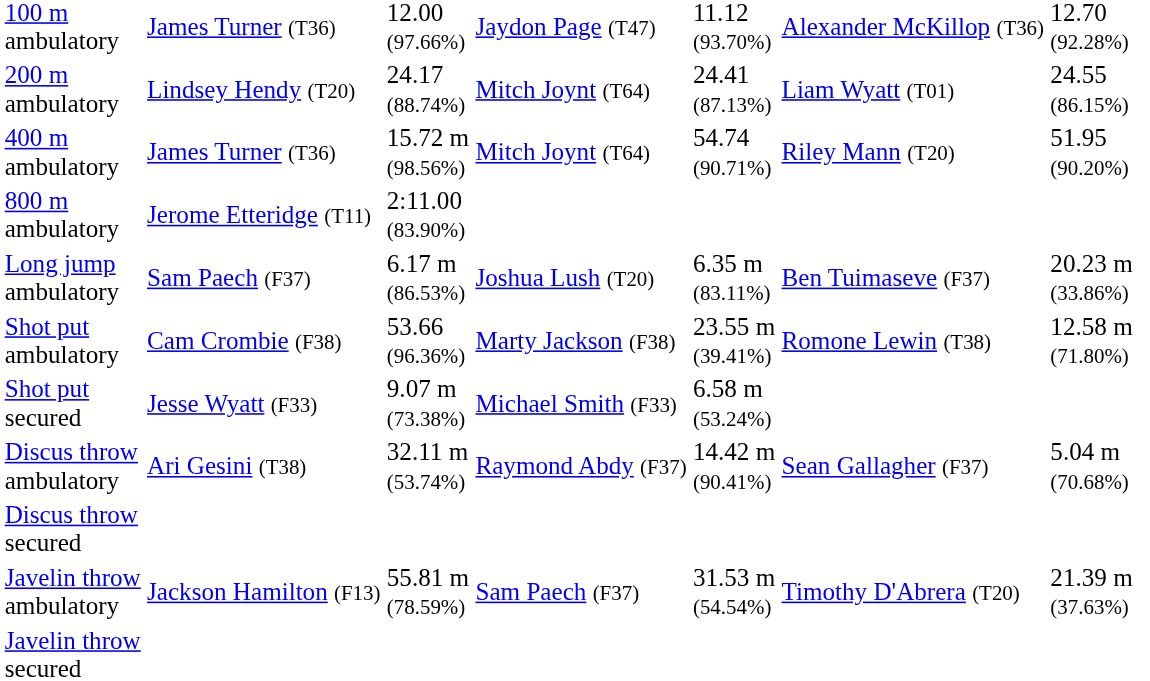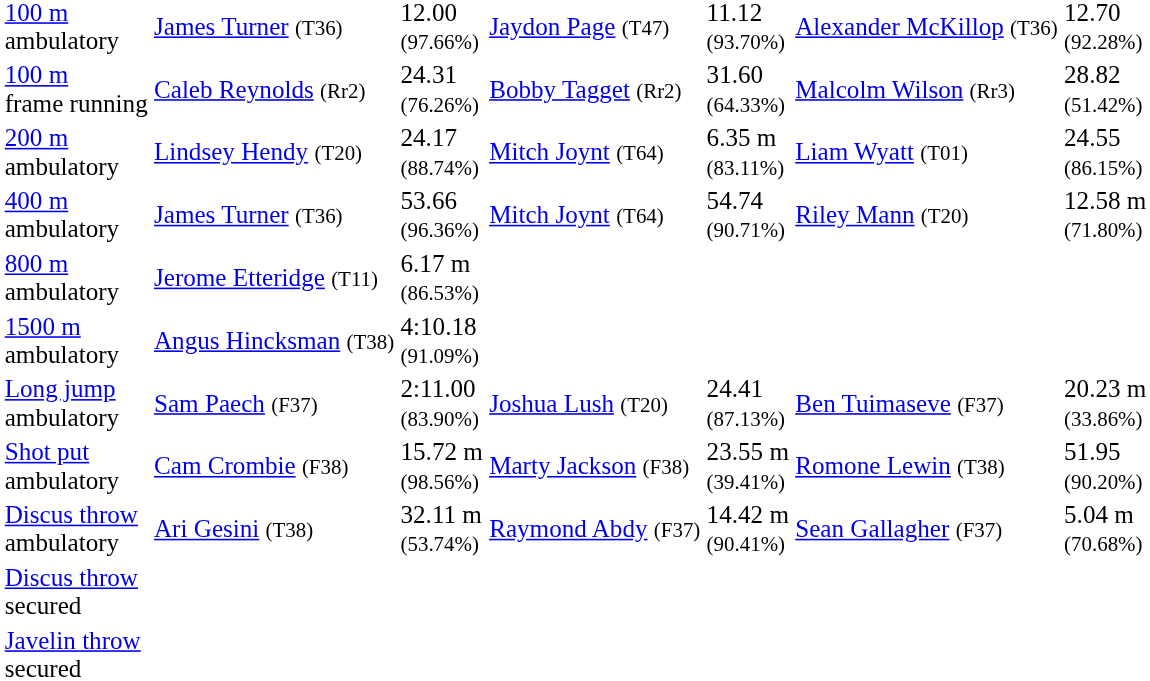+ row: (76, 89)
(732, 89) 24.41 (87.13%) -> (745, 152) 6.35 m (83.11%)
(428, 152) 15.72 m (98.56%) -> (440, 215) 53.66 (96.36%)
(1090, 152) 51.95 (90.20%) -> (1105, 215) 12.58 m (71.80%)
(426, 215) 2:11.00 (83.90%) -> (440, 277) 6.17 m (86.53%)
+ row: (62, 340)
(426, 277) 6.17 m (86.53%) -> (440, 403) 2:11.00 (83.90%)
(732, 277) 6.35 m (83.11%) -> (746, 403) 24.41 (87.13%)
(426, 340) 53.66 (96.36%) -> (442, 466) 15.72 m (98.56%)
(1092, 340) 12.58 m (71.80%) -> (1103, 466) 51.95 (90.20%)
- row: (47, 403)
- row: (73, 591)
